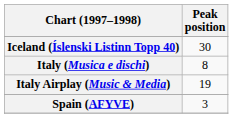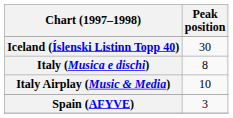(205, 84) 19 -> (205, 84) 10
